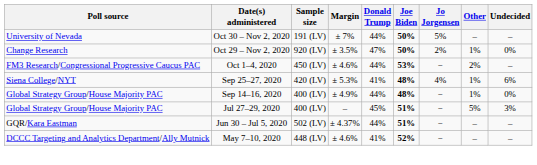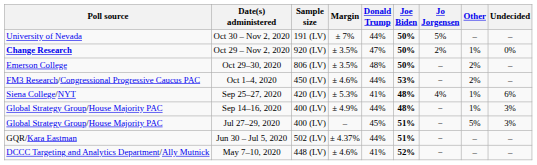(37, 51) normal -> (39, 51) bold
+ row: (252, 65)
(510, 94) 0% -> (510, 109) 3%
